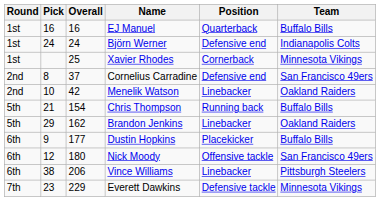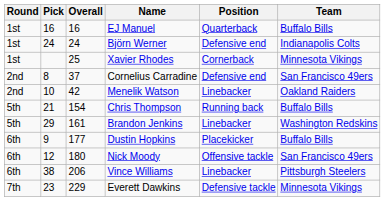(77, 124) 162 -> (77, 124) 161
(318, 124) Oakland Raiders -> (329, 124) Washington Redskins
